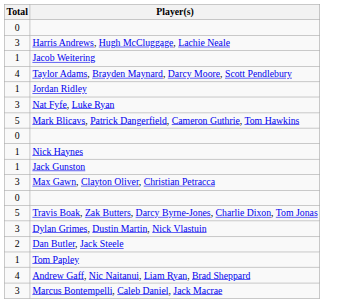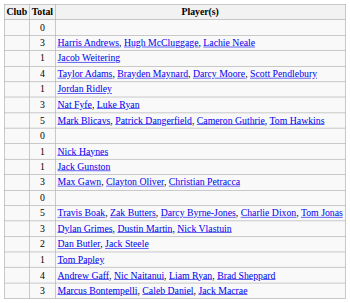+ column: (17, 12)
